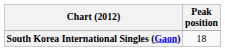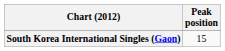(201, 38) 18 -> (201, 38) 15
